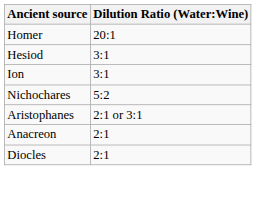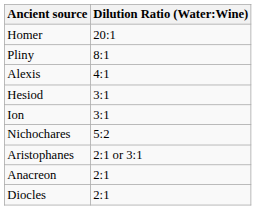+ row: (21, 54)
+ row: (24, 74)
